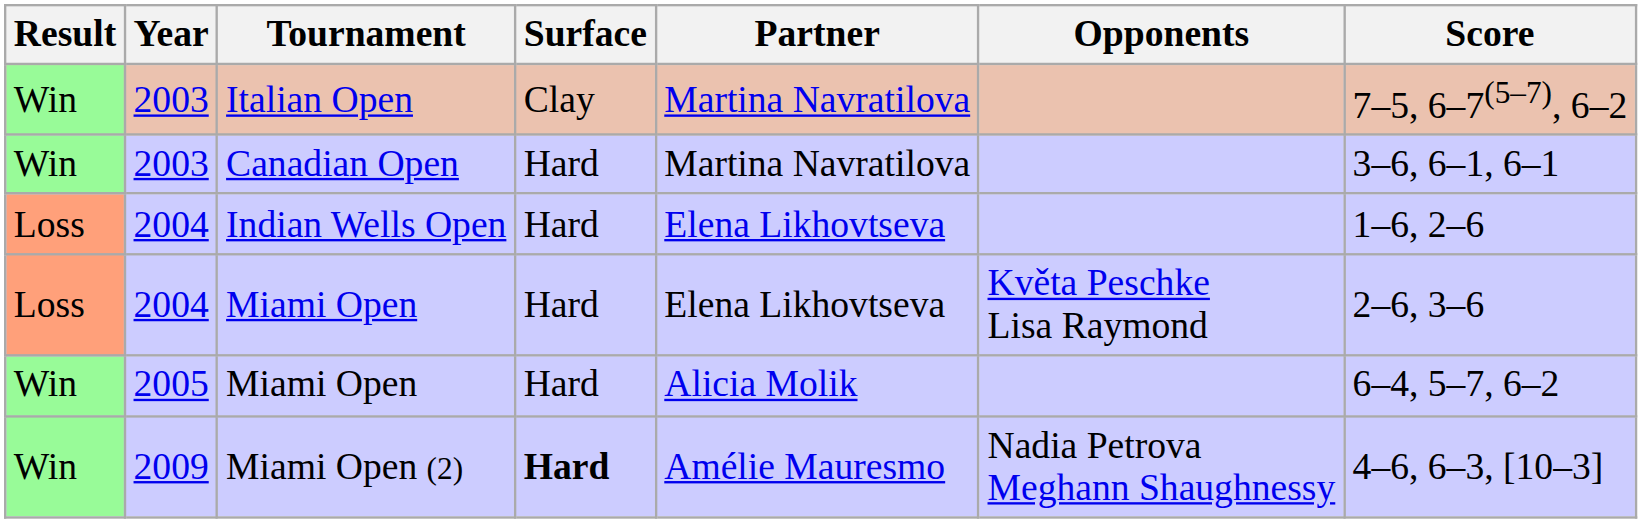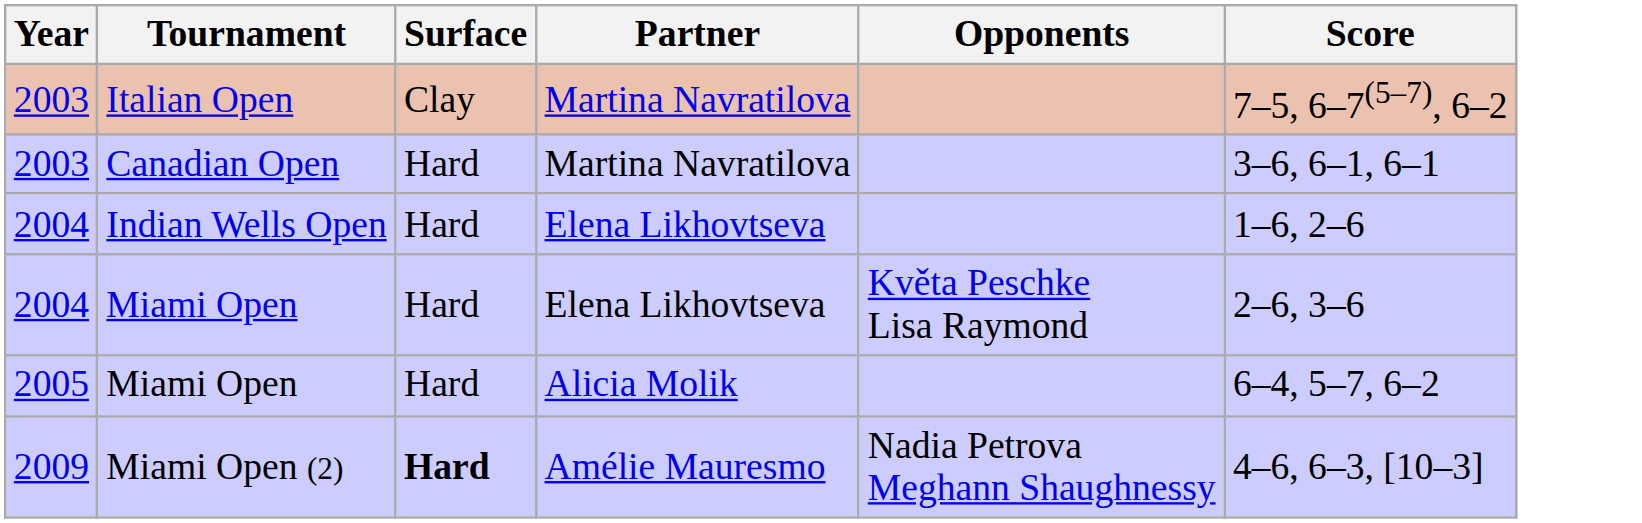- column: (65, 34)
